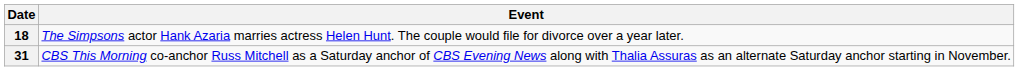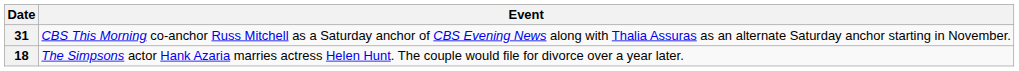rows swapped: (21, 35) <-> (21, 55)
